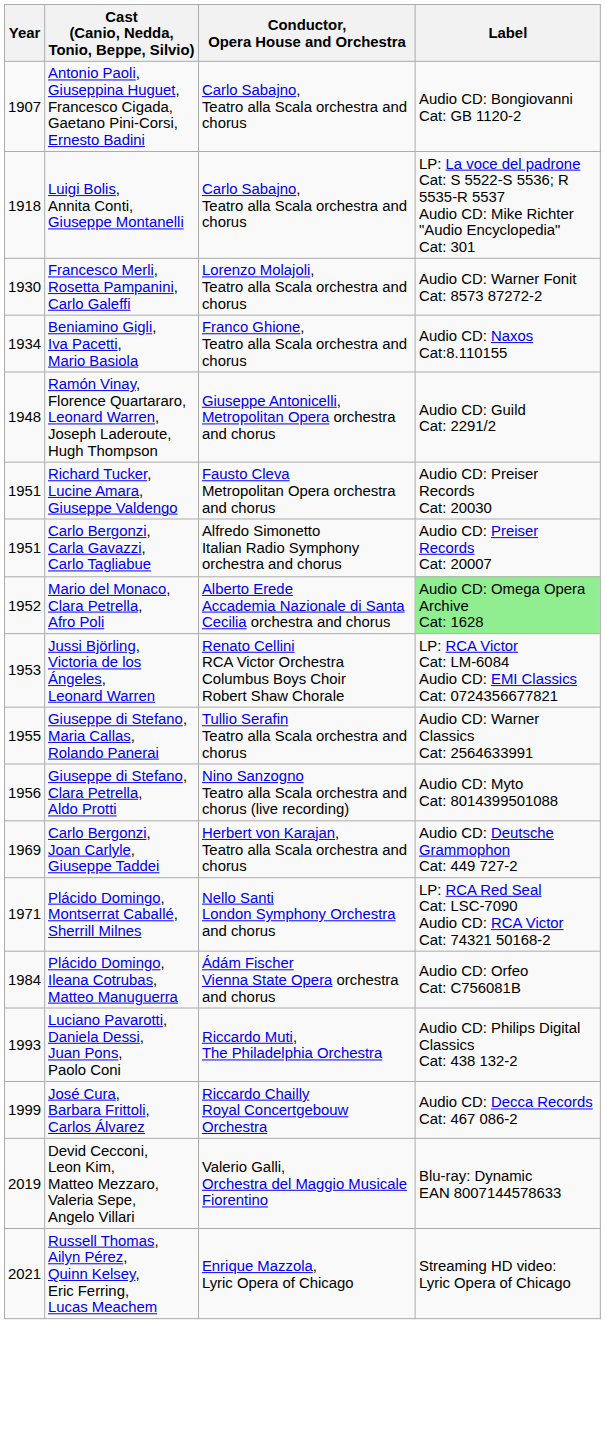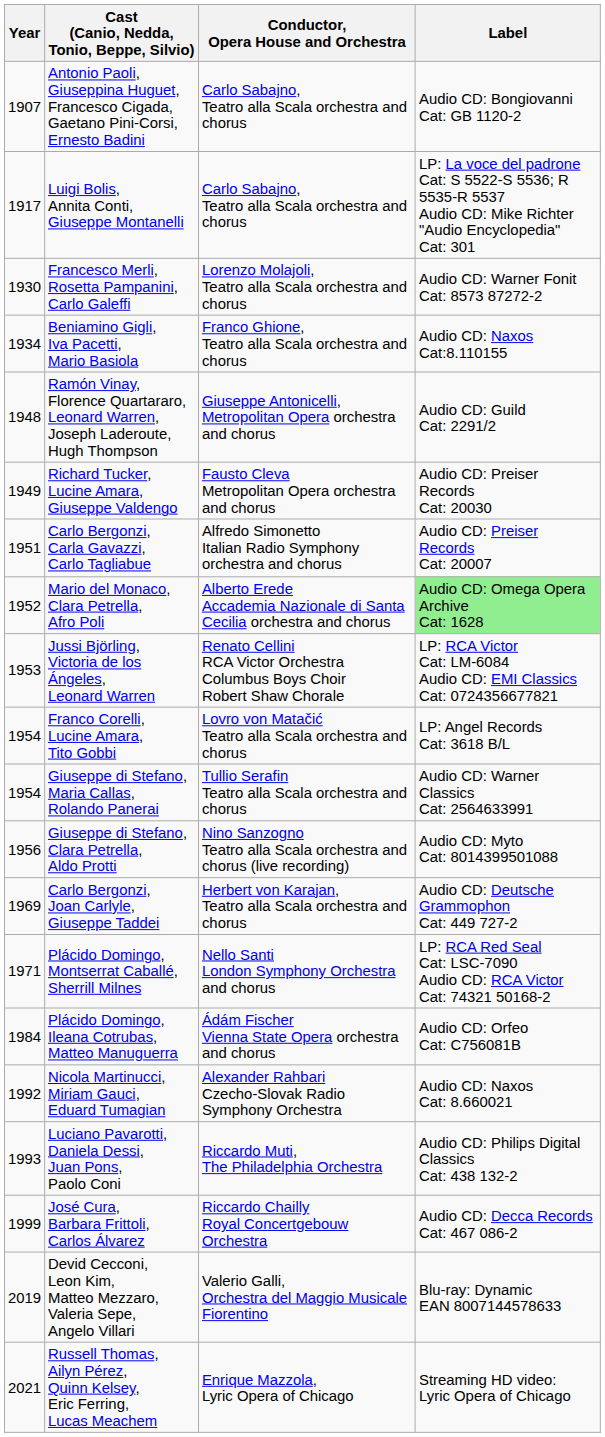(25, 205) 1918 -> (25, 205) 1917
(25, 491) 1951 -> (25, 491) 1949
+ row: (96, 735)
(25, 735) 1955 -> (25, 792) 1954
+ row: (107, 1093)
